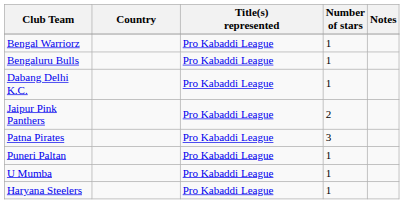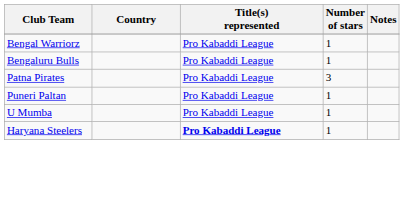- row: (38, 84)
- row: (32, 114)
(228, 190) normal -> (232, 130) bold
